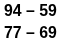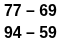rows swapped: (30, 10) <-> (30, 32)
